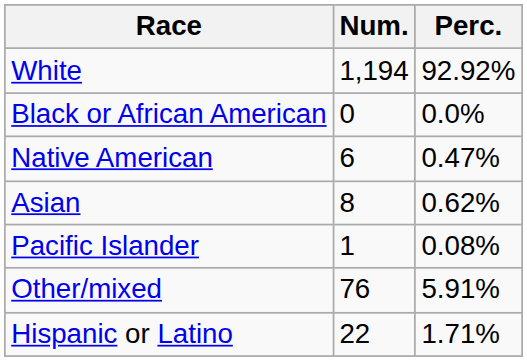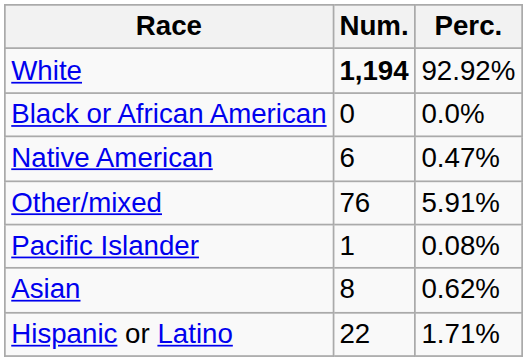(374, 70) normal -> (374, 70) bold
rows swapped: (46, 202) <-> (87, 289)
